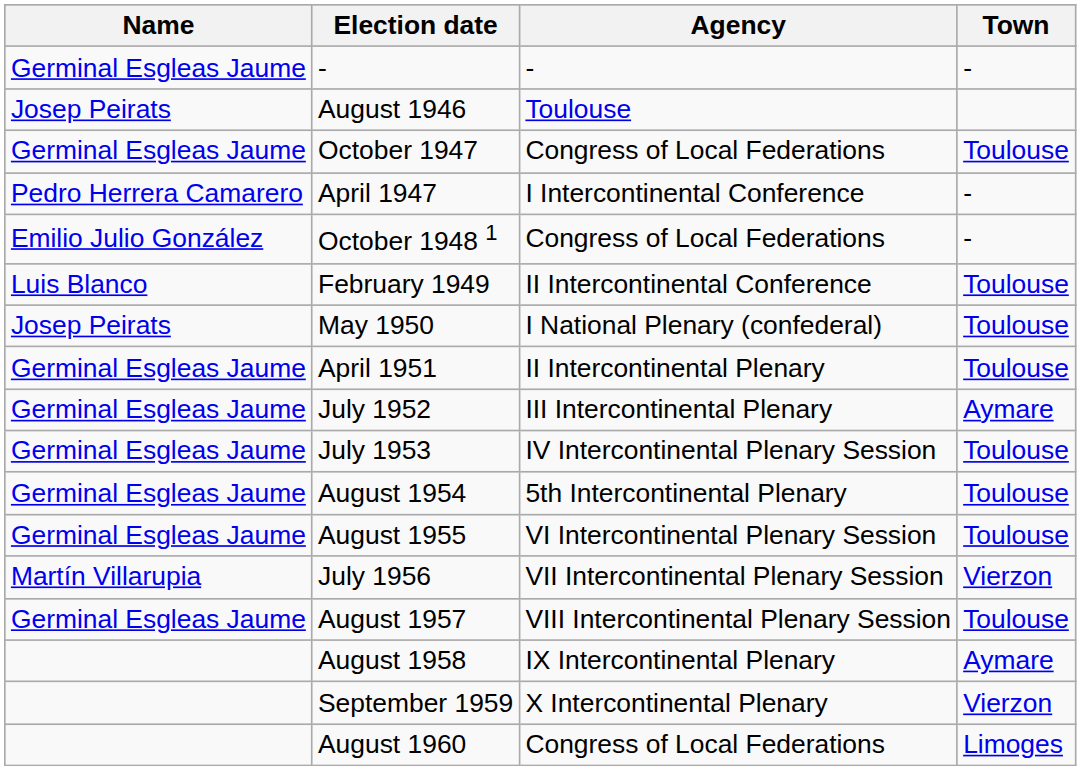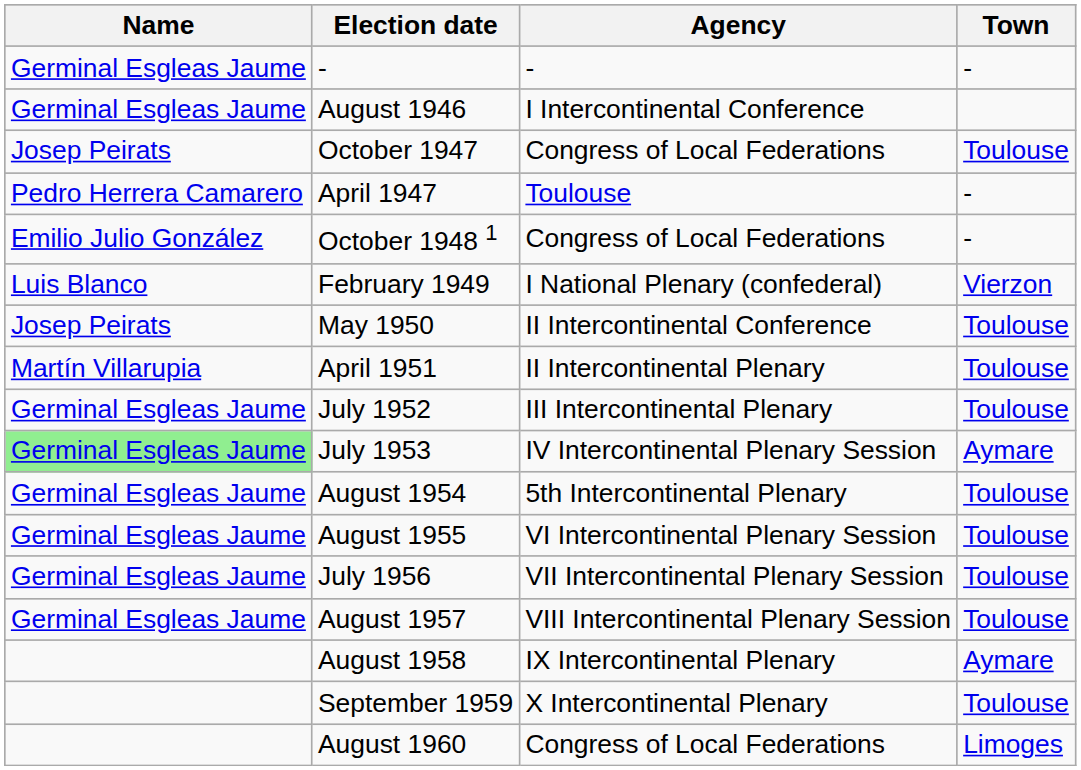(91, 109) Josep Peirats -> (158, 109) Germinal Esgleas Jaume
(578, 109) Toulouse -> (695, 109) I Intercontinental Conference
(158, 151) Germinal Esgleas Jaume -> (91, 151) Josep Peirats
(695, 192) I Intercontinental Conference -> (578, 192) Toulouse
(699, 283) II Intercontinental Conference -> (704, 283) I National Plenary (confederal)
(1016, 283) Toulouse -> (1008, 283) Vierzon
(704, 325) I National Plenary (confederal) -> (699, 325) II Intercontinental Conference
(158, 367) Germinal Esgleas Jaume -> (106, 367) Martín Villarupia
(1008, 409) Aymare -> (1016, 409) Toulouse
(158, 451) no background -> (158, 451) lightgreen background
(1016, 451) Toulouse -> (1008, 451) Aymare
(106, 576) Martín Villarupia -> (158, 576) Germinal Esgleas Jaume
(1008, 576) Vierzon -> (1016, 576) Toulouse
(1008, 702) Vierzon -> (1016, 702) Toulouse
